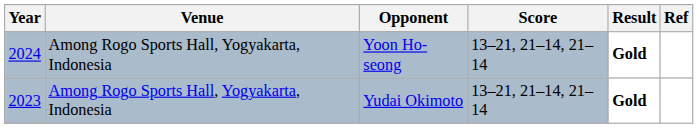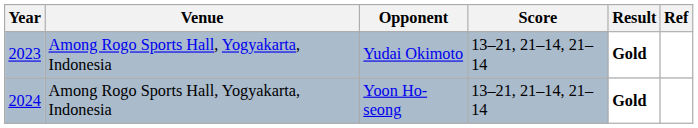rows swapped: (413, 100) <-> (395, 54)
